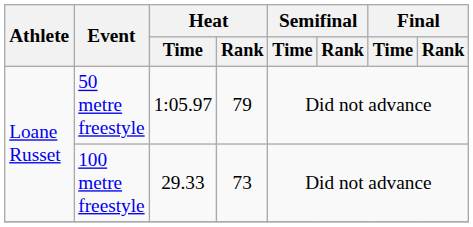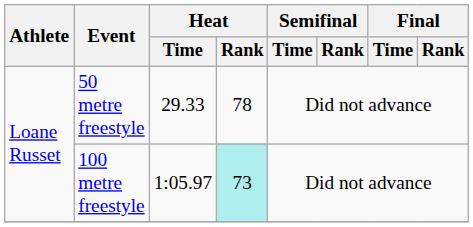(183, 105) 1:05.97 -> (183, 105) 29.33
(242, 105) 79 -> (242, 105) 78
(183, 182) 29.33 -> (183, 182) 1:05.97
(242, 182) no background -> (242, 182) paleturquoise background
